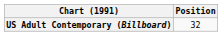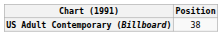(196, 25) 32 -> (196, 25) 38
